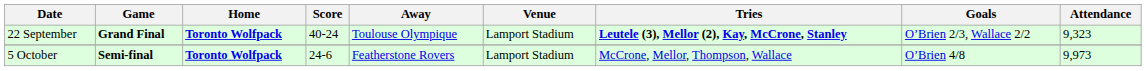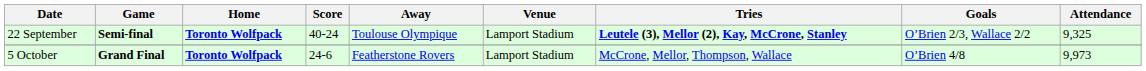(131, 34) Grand Final -> (125, 34) Semi-final
(1077, 34) 9,323 -> (1077, 34) 9,325
(125, 55) Semi-final -> (131, 55) Grand Final
